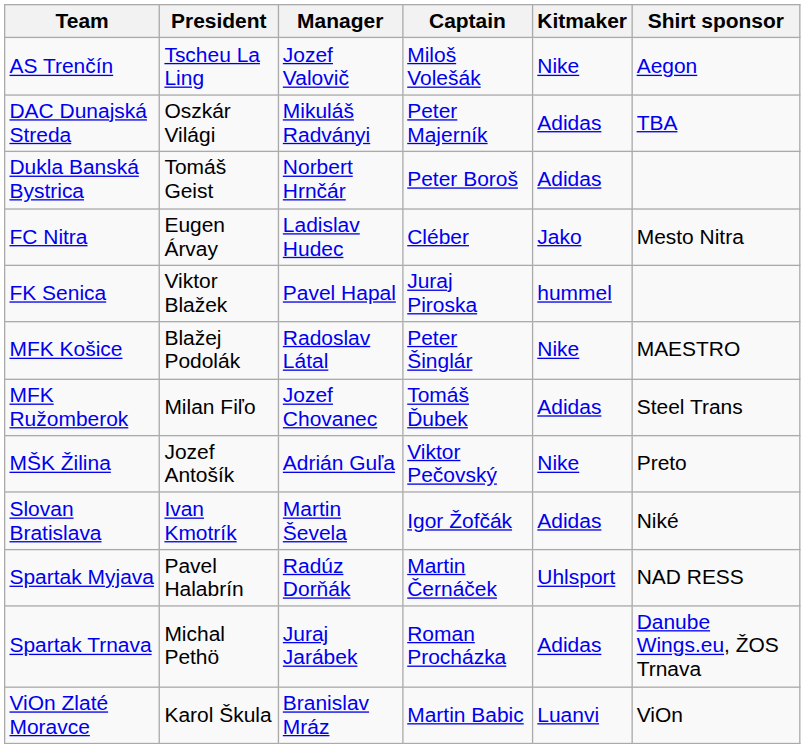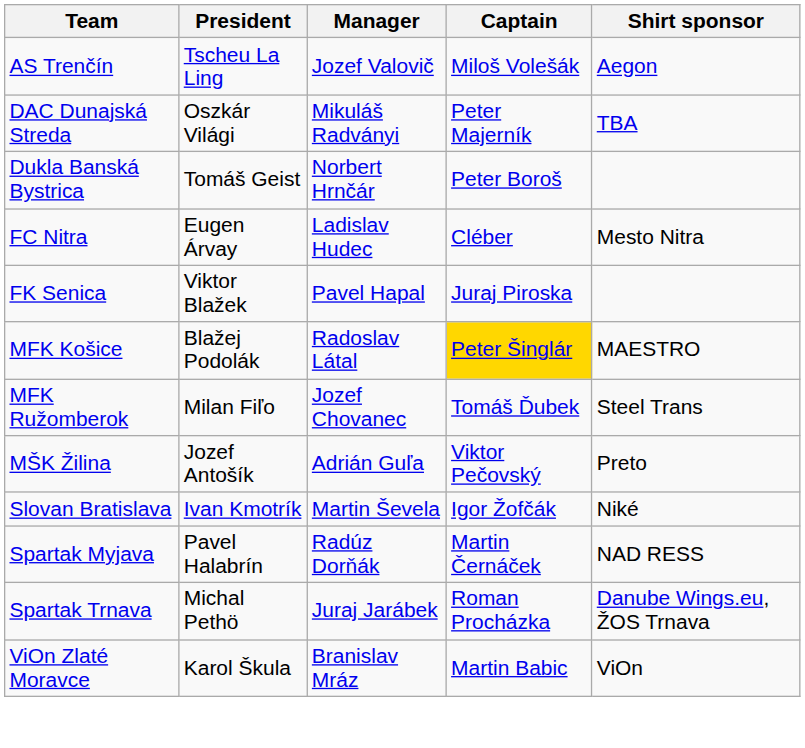- column: (582, 21)
(440, 350) no background -> (512, 350) gold background
